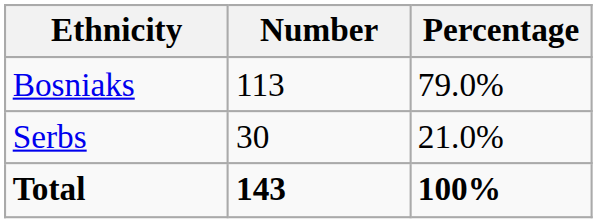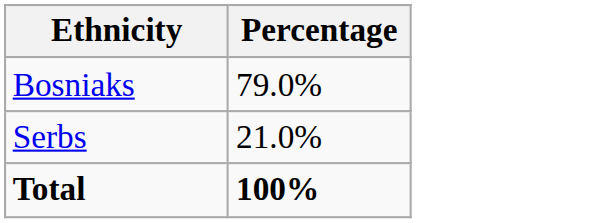- column: (319, 30)
